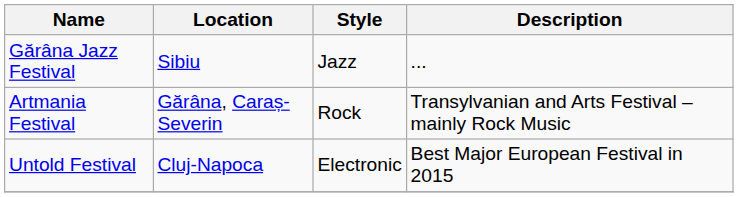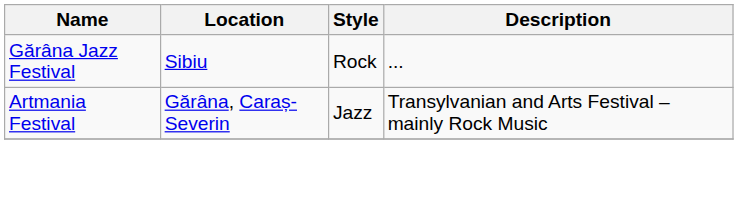(337, 60) Jazz -> (355, 60) Rock
(339, 113) Rock -> (353, 113) Jazz
- row: (73, 165)
